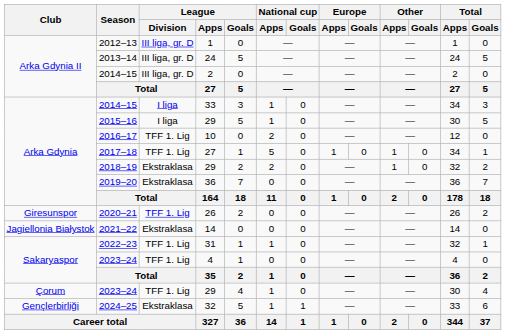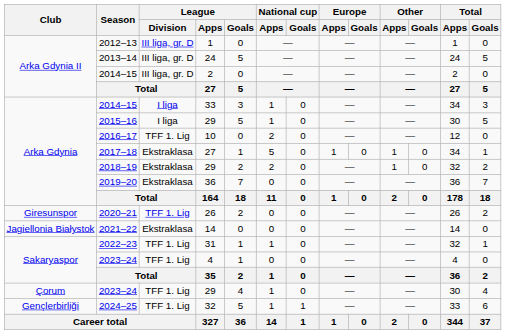(167, 151) TFF 1. Lig -> (167, 151) Ekstraklasa
(167, 306) Ekstraklasa -> (167, 306) TFF 1. Lig
